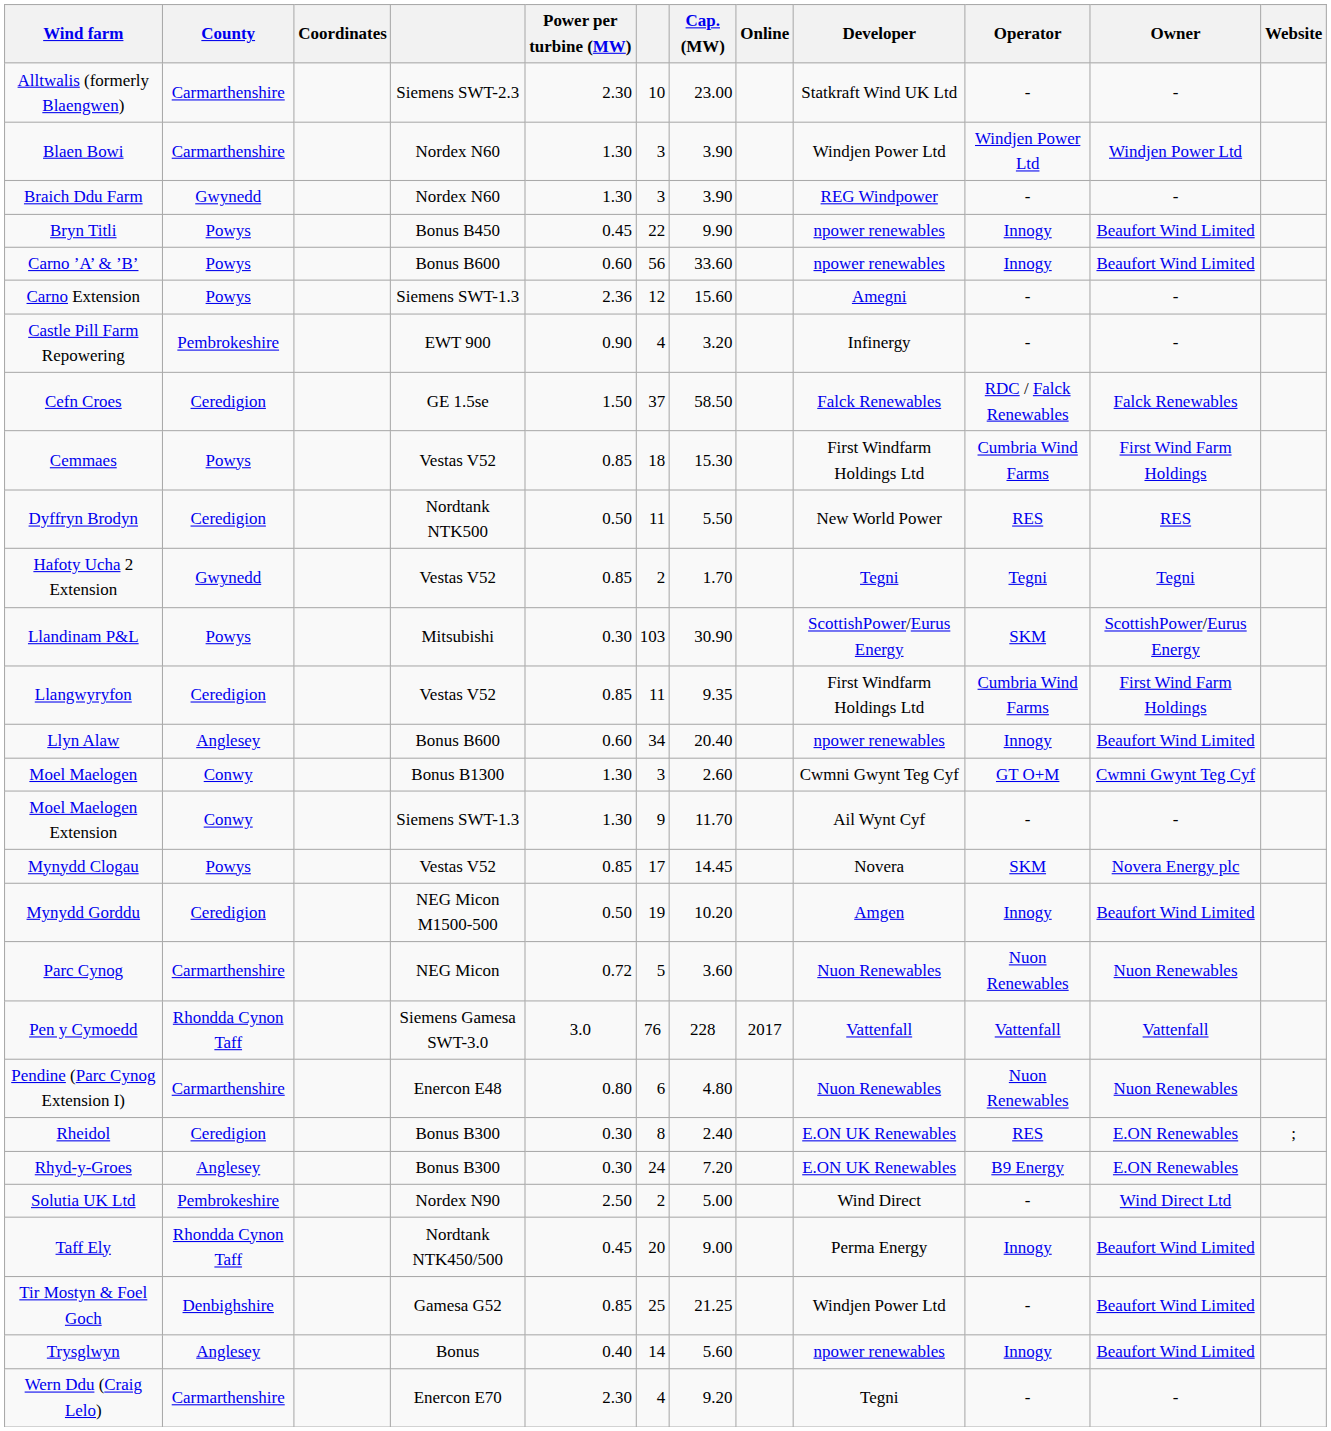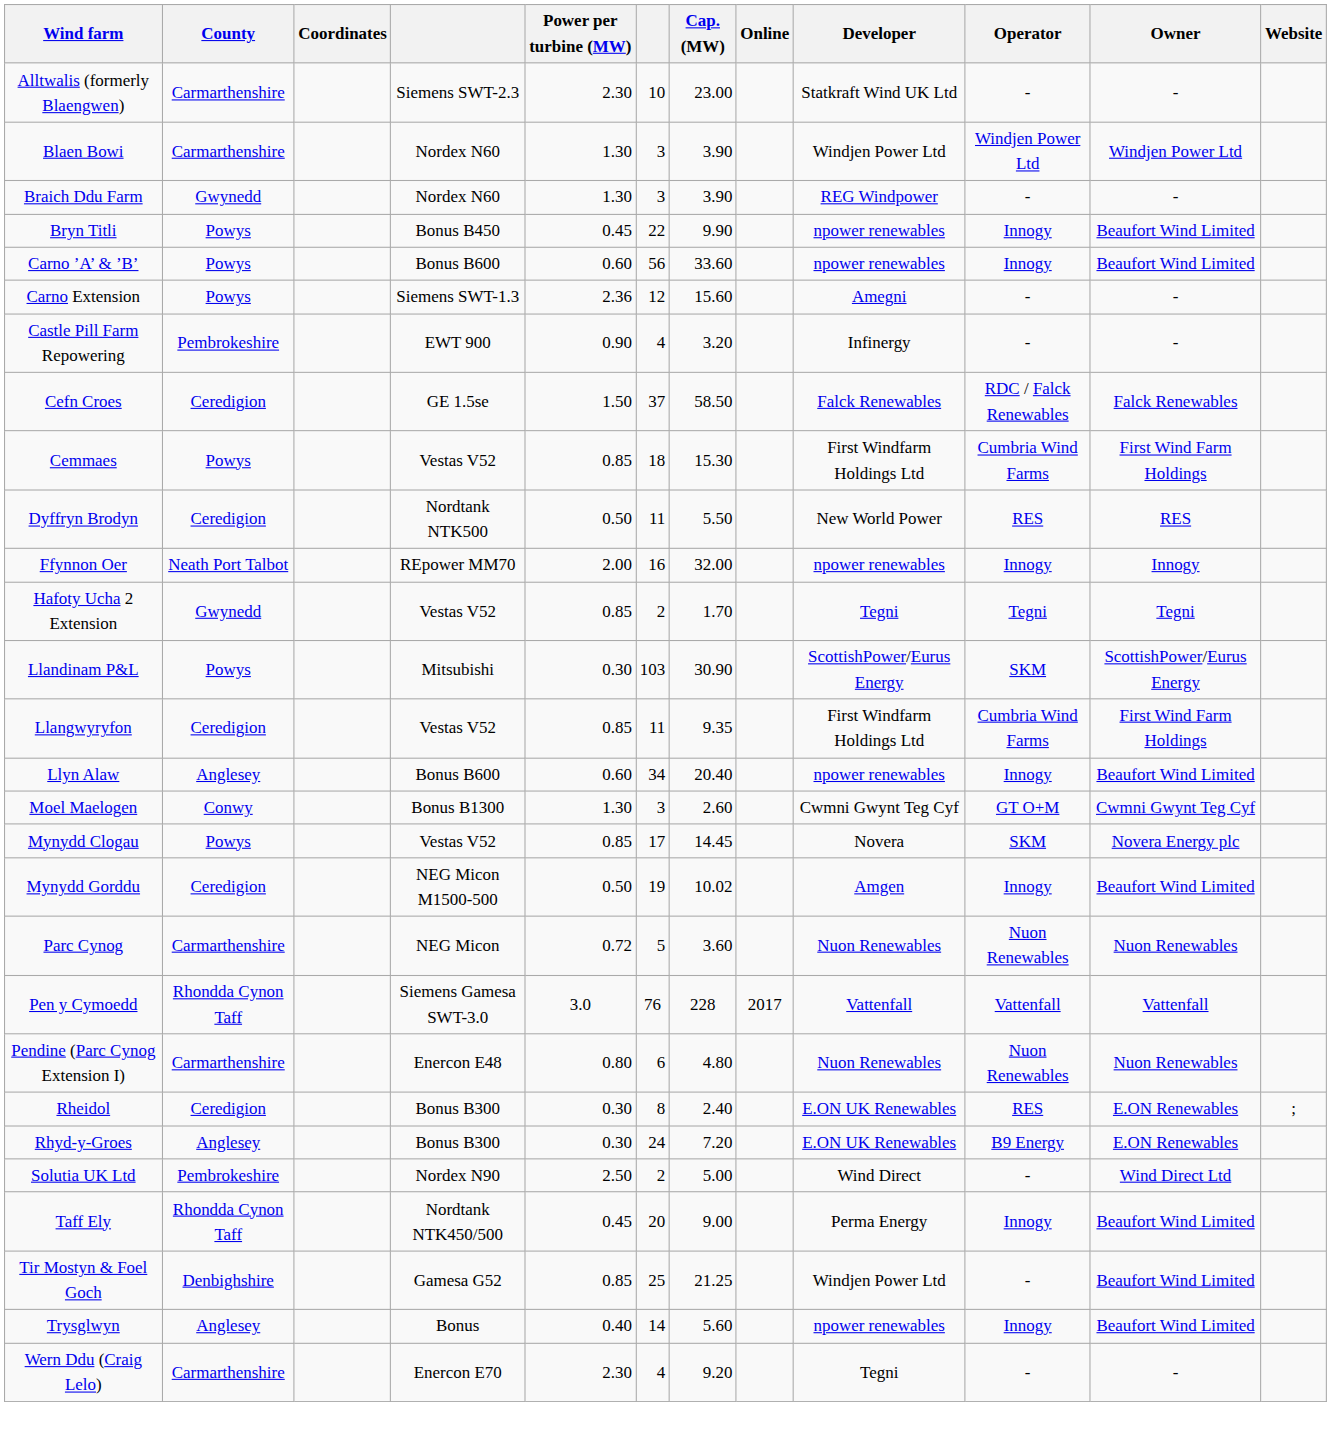+ row: (83, 565)
- row: (83, 820)
(713, 912) 10.20 -> (713, 886) 10.02
